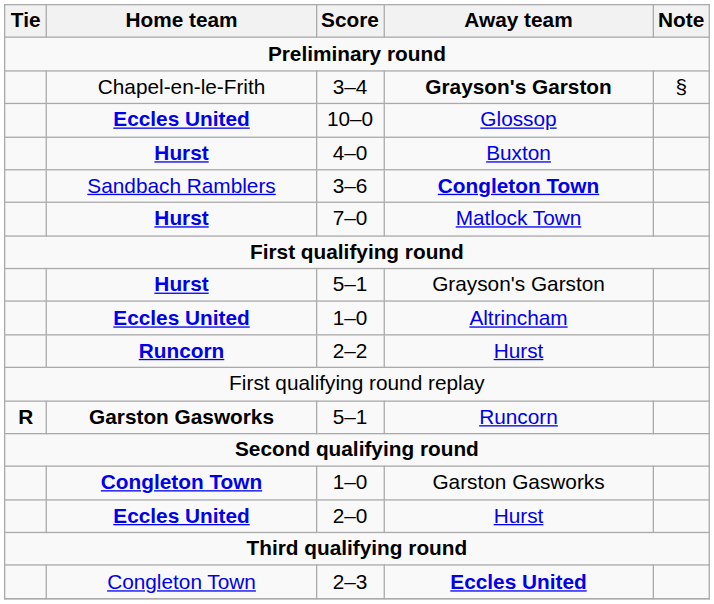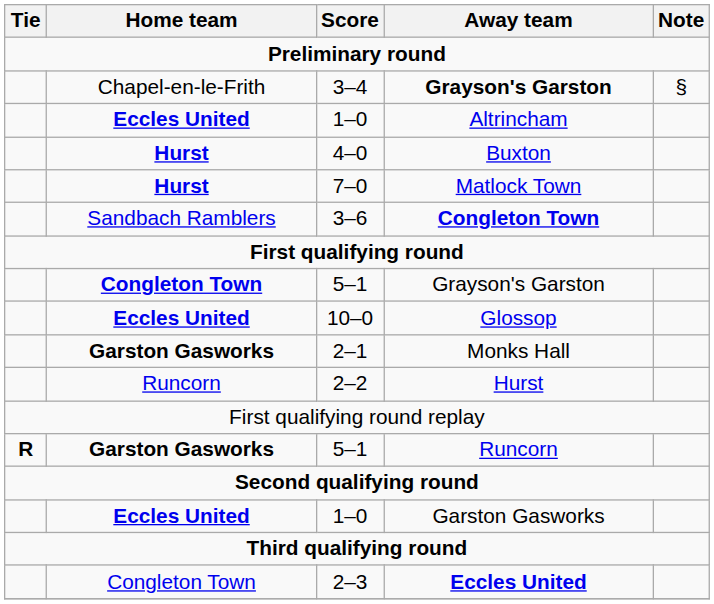rows swapped: (350, 119) <-> (350, 317)
rows swapped: (350, 218) <-> (350, 185)
(182, 284) Hurst -> (182, 284) Congleton Town
+ row: (350, 350)
(182, 350) bold -> (182, 383) normal
(182, 482) Congleton Town -> (182, 515) Eccles United
- row: (350, 515)
